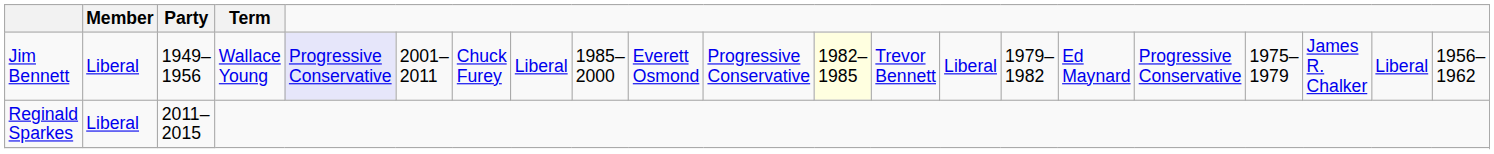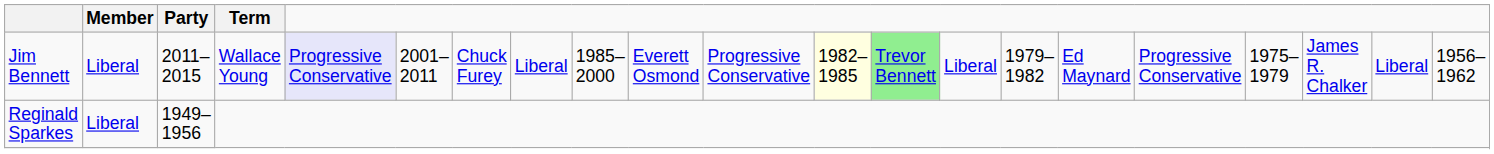(186, 66) 1949–1956 -> (186, 66) 2011–2015
(906, 66) no background -> (906, 66) lightgreen background
(186, 123) 2011–2015 -> (186, 123) 1949–1956
